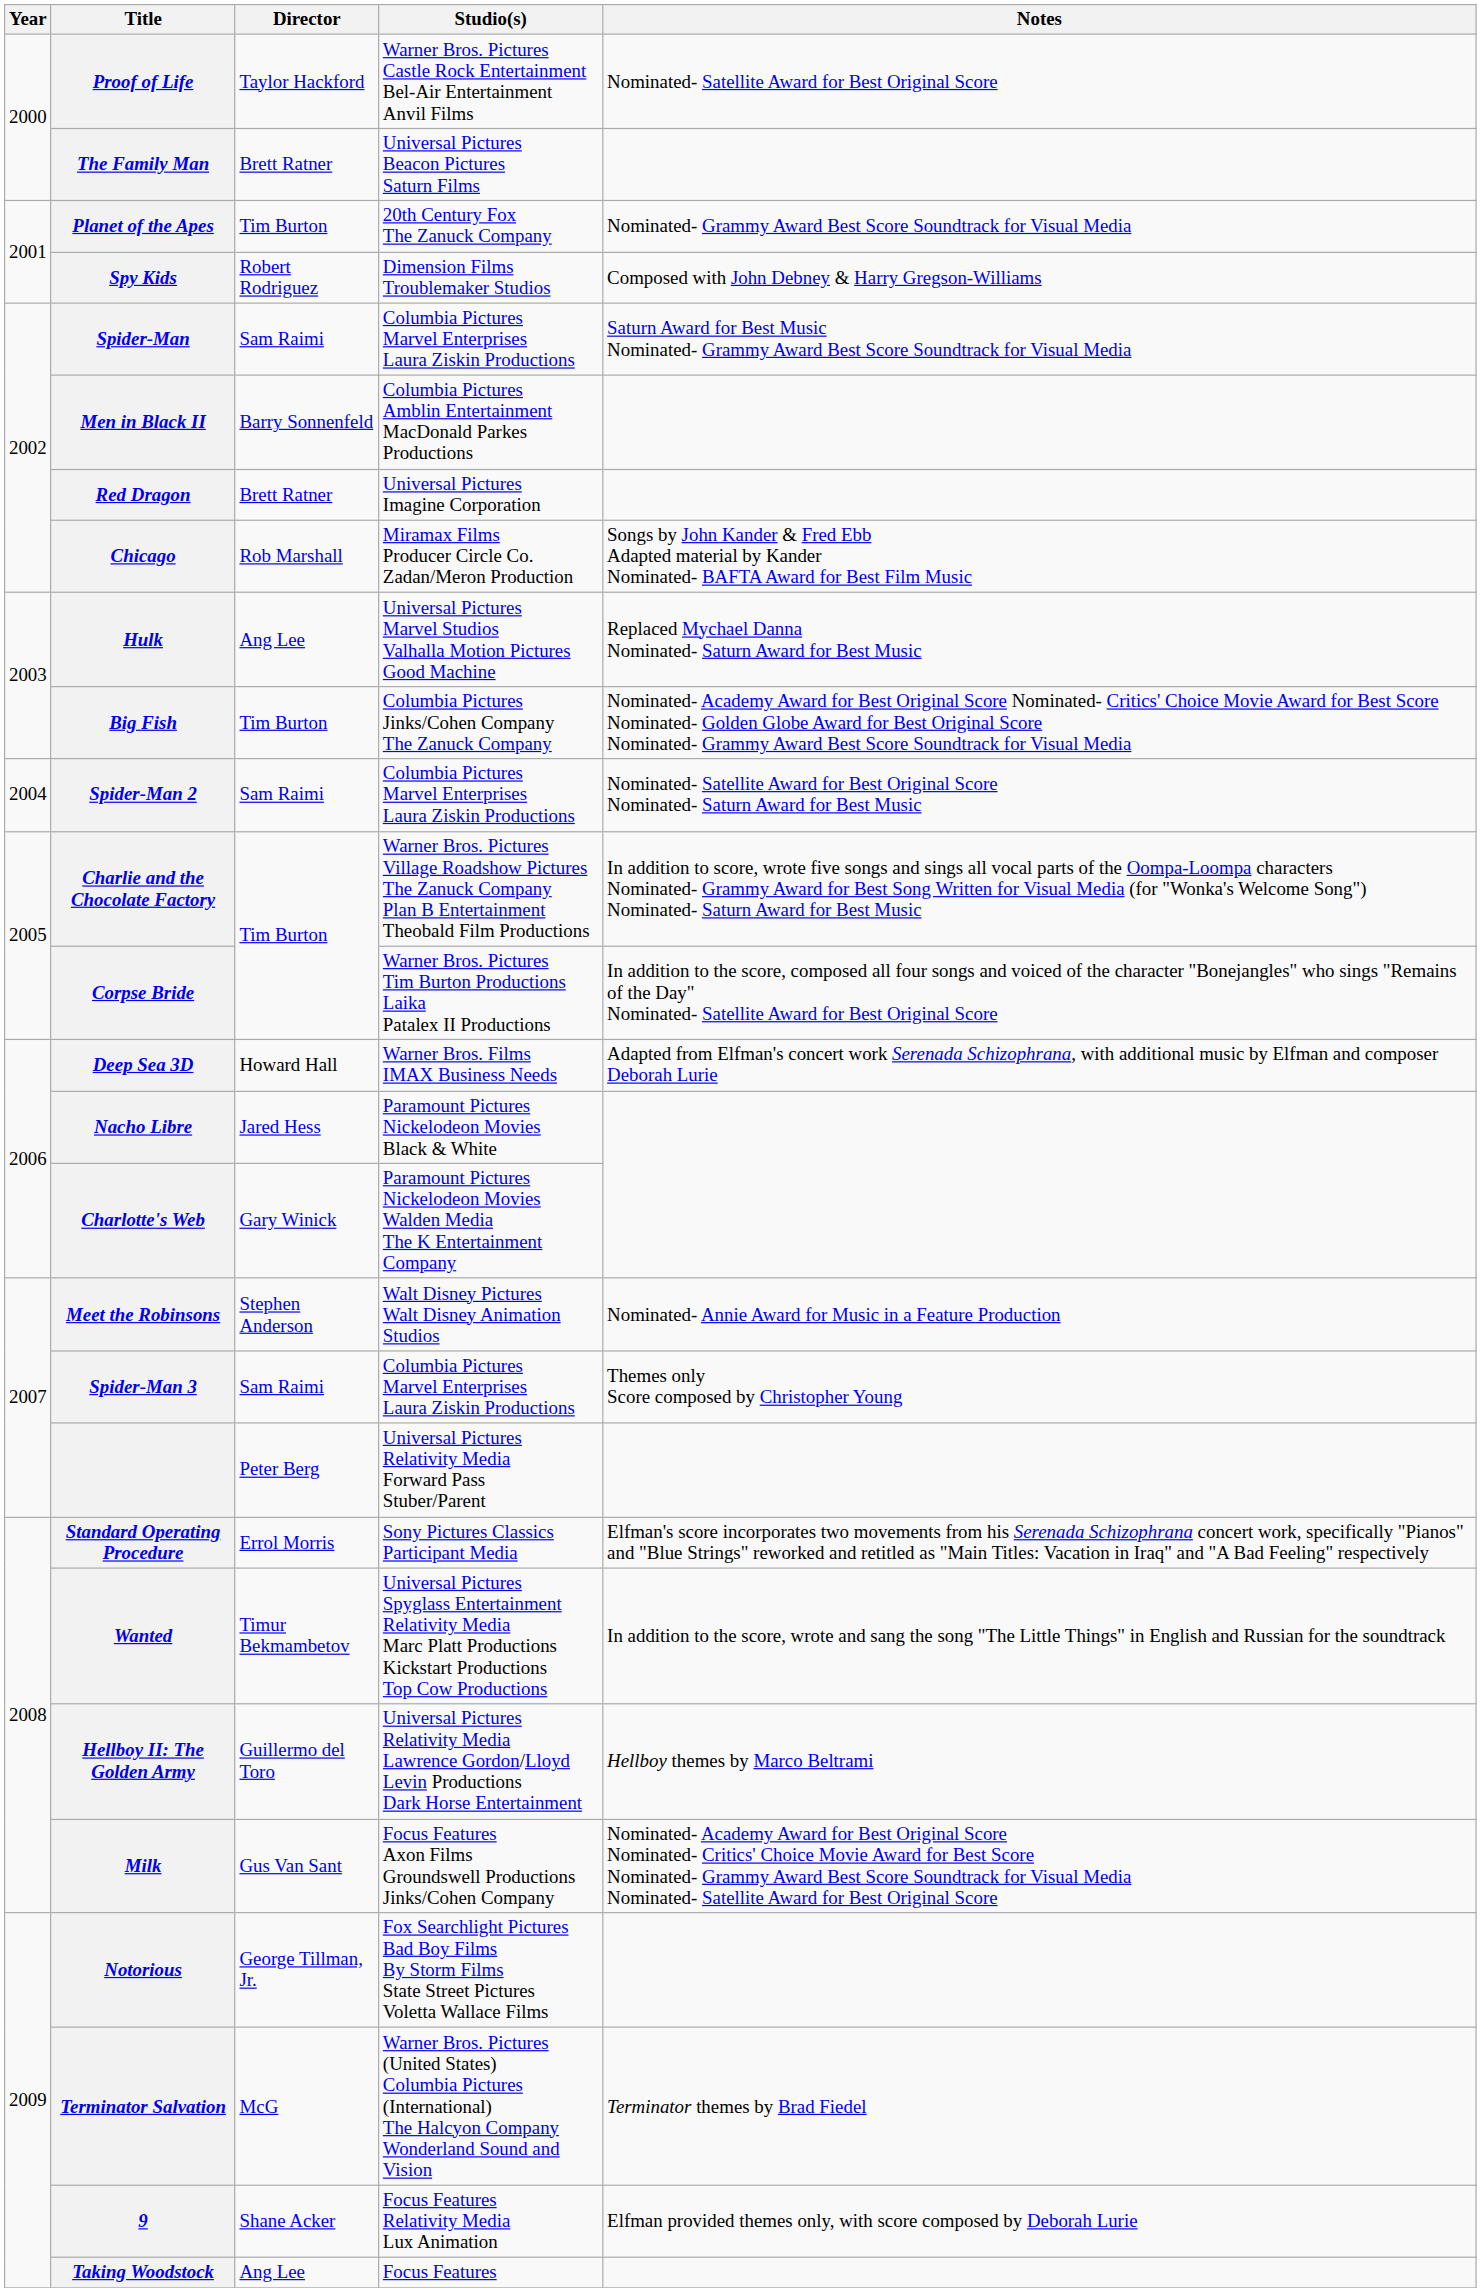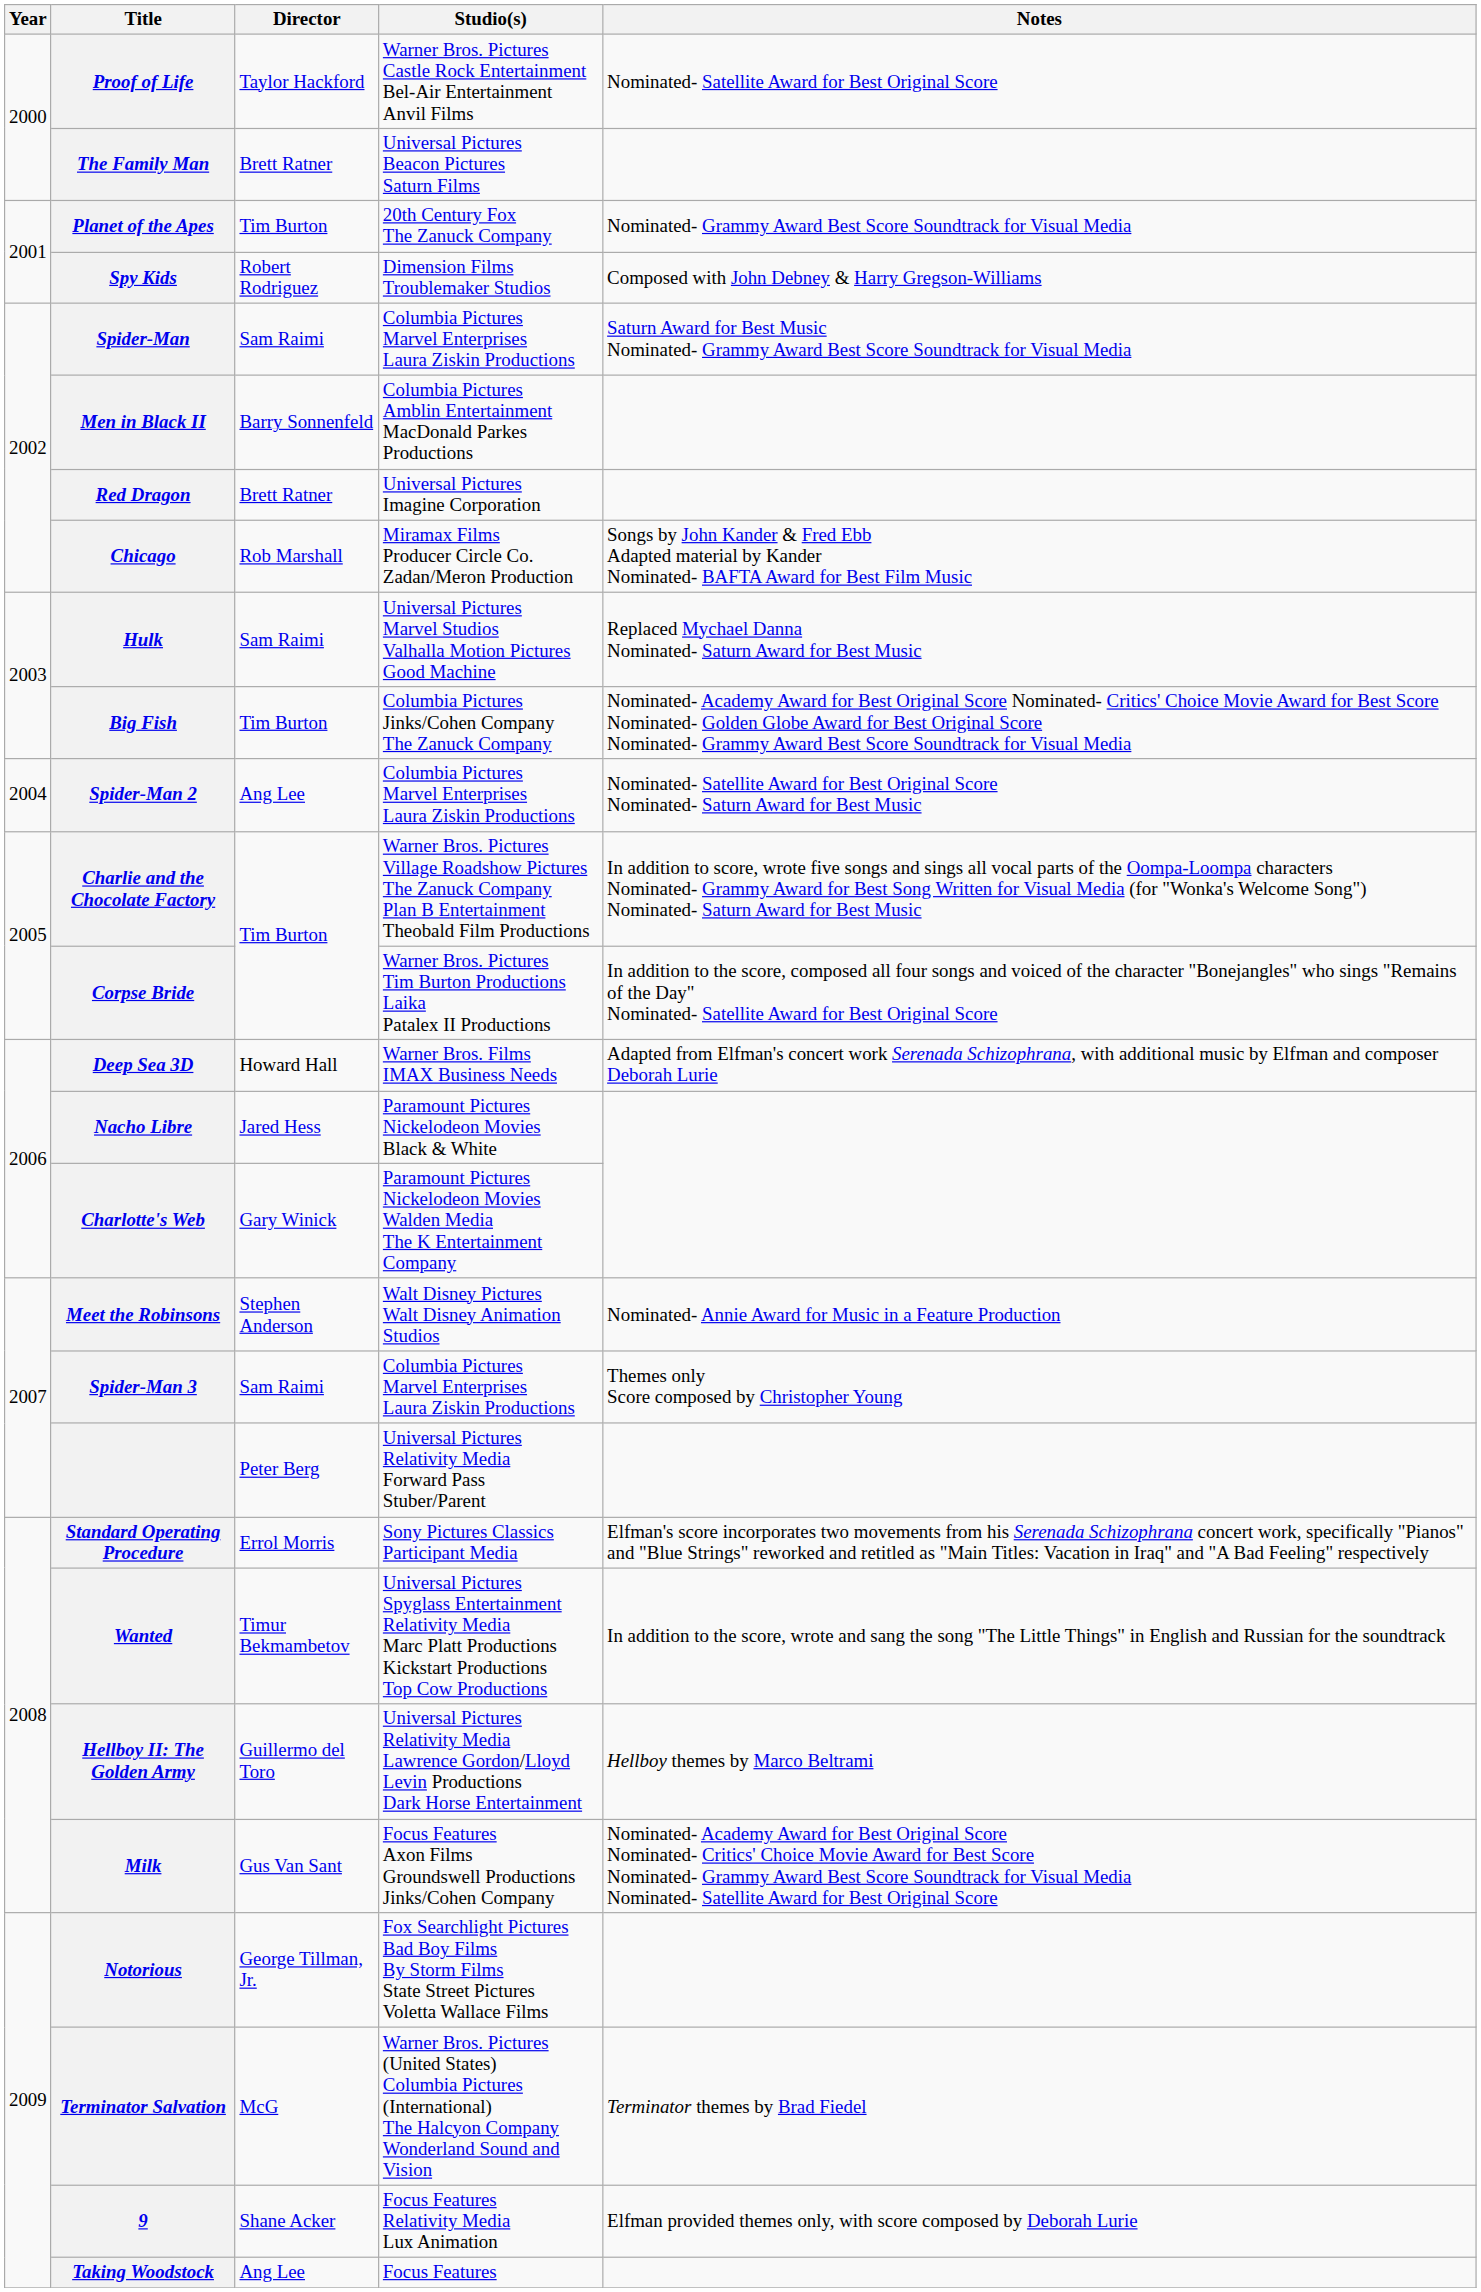(272, 639) Ang Lee -> (282, 639) Sam Raimi
(282, 794) Sam Raimi -> (272, 794) Ang Lee
